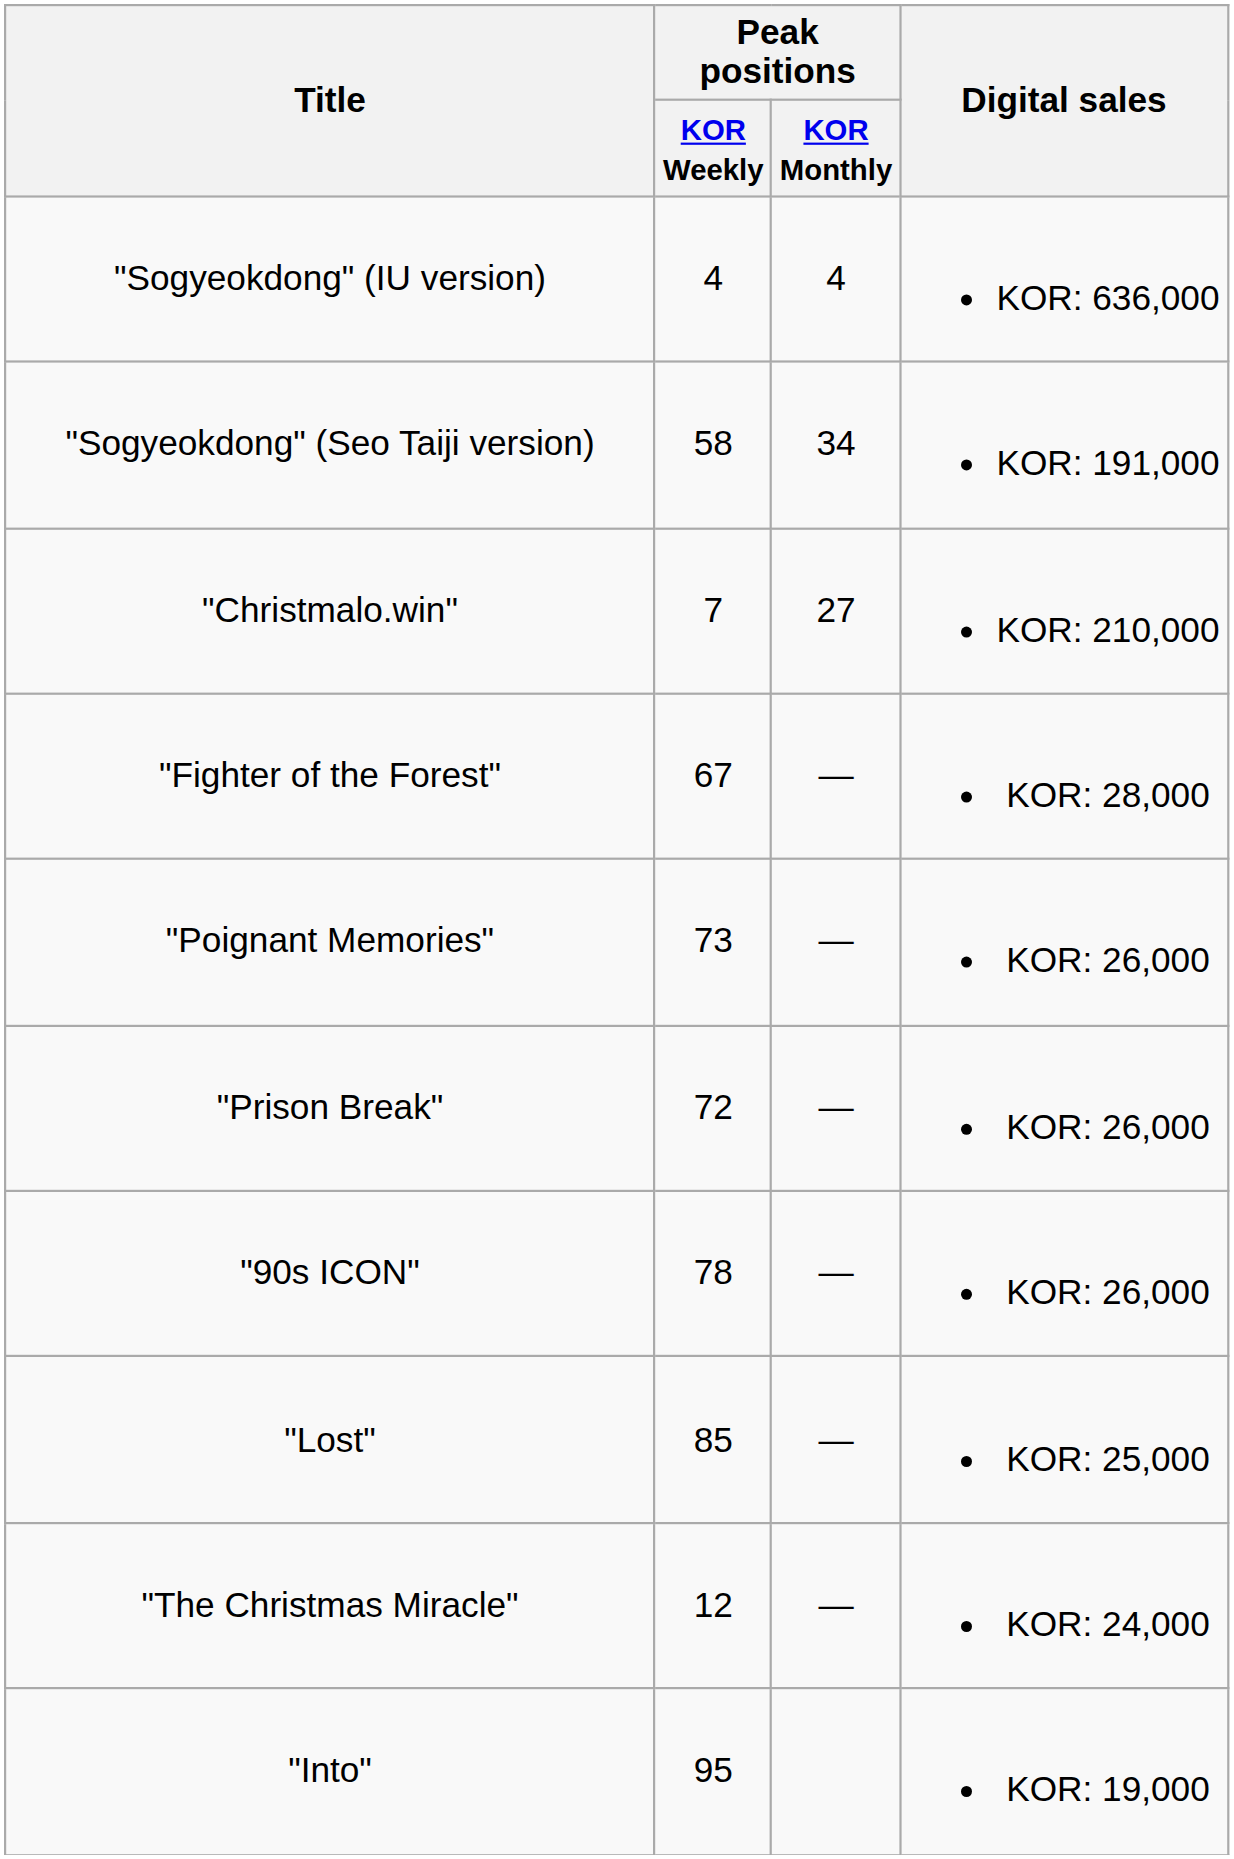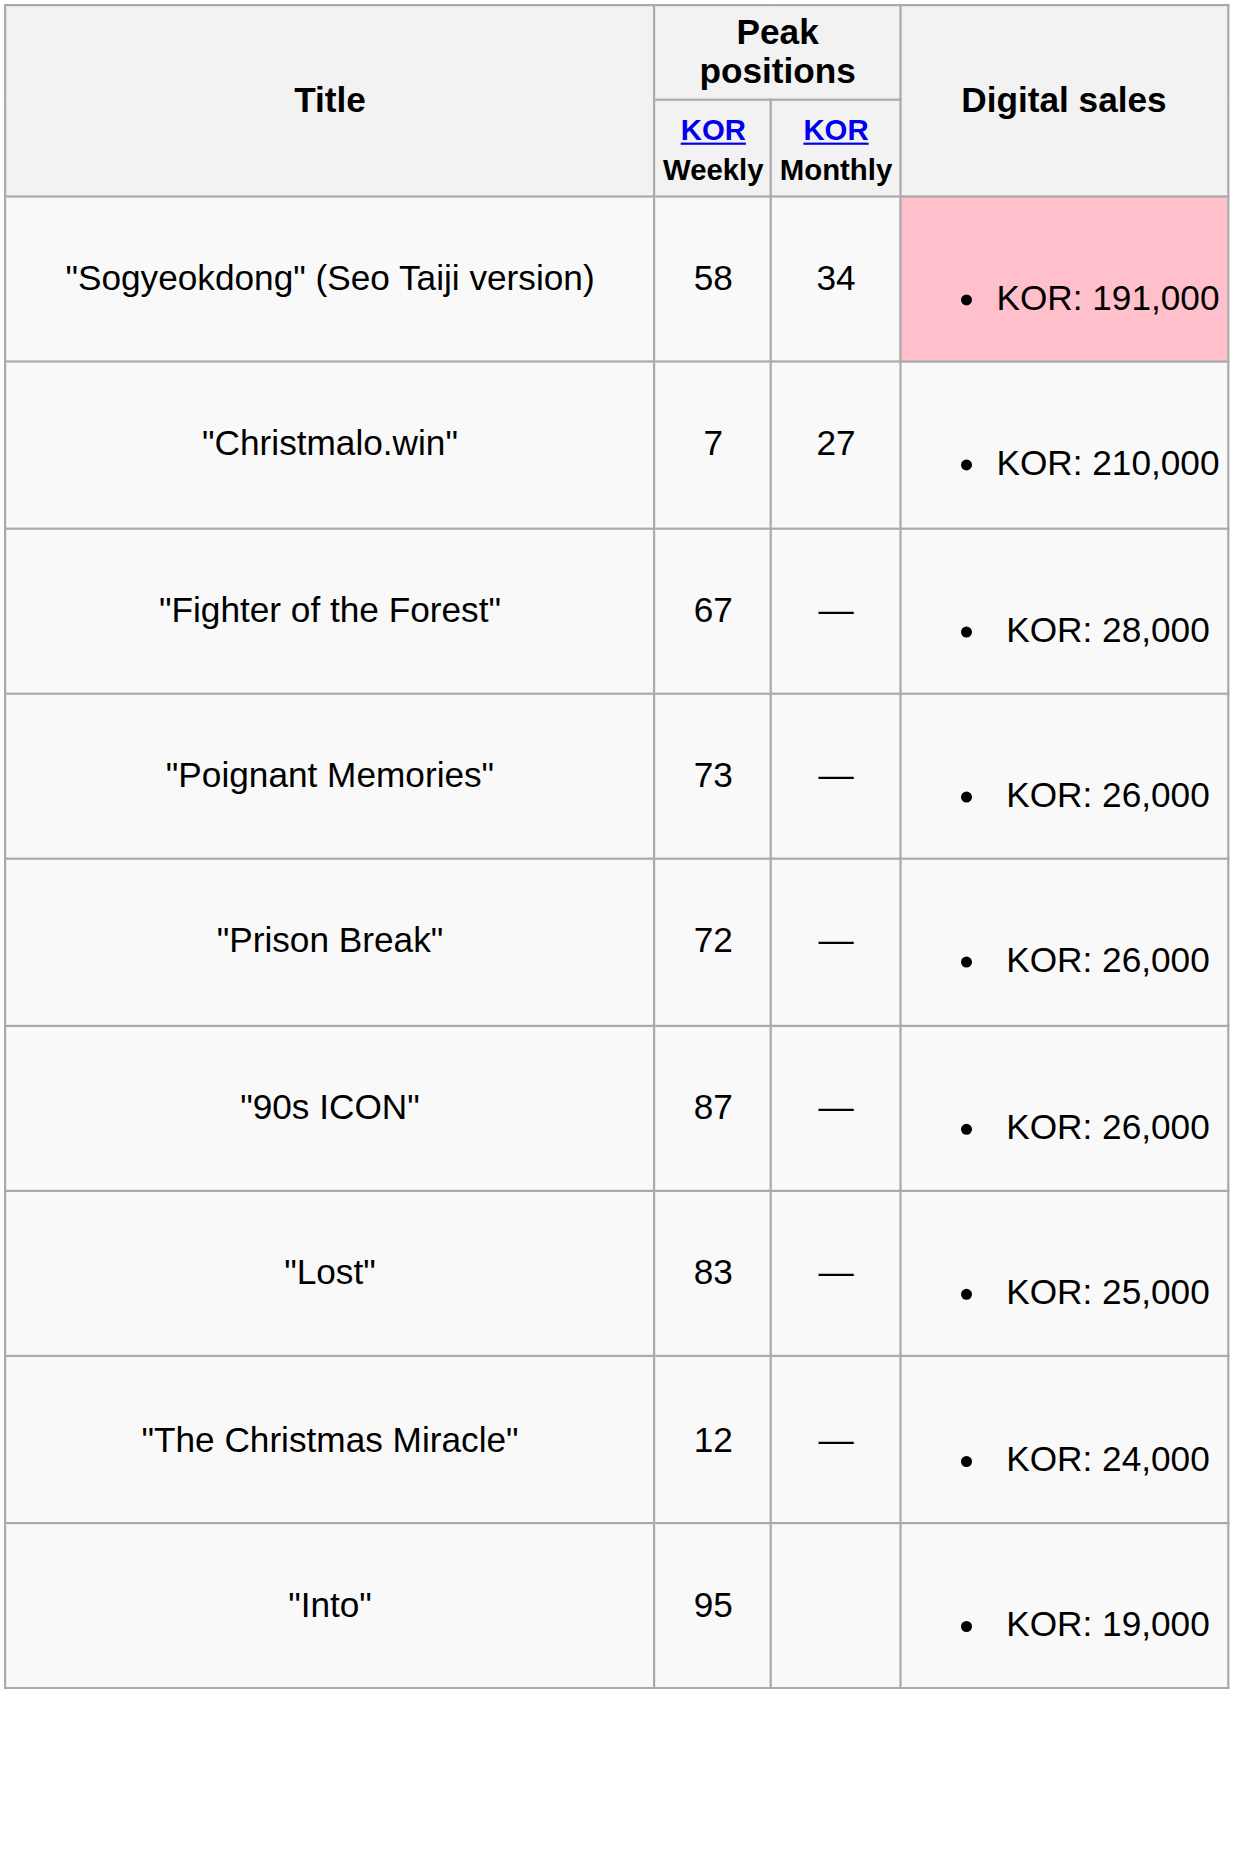- row: (330, 278)
(1064, 464) no background -> (1064, 299) pink background
(713, 1273) 78 -> (713, 1107) 87
(713, 1439) 85 -> (713, 1273) 83
